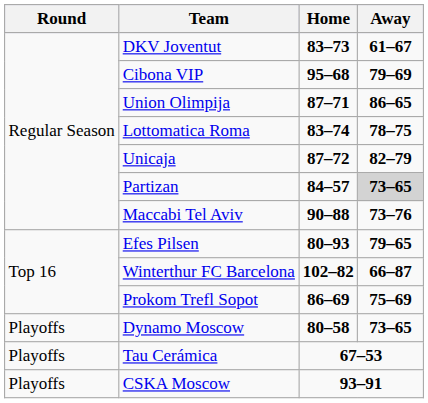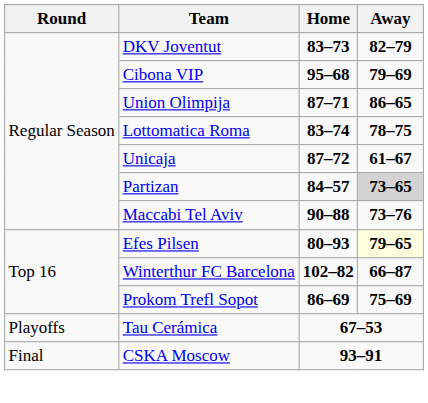(390, 46) 61–67 -> (390, 46) 82–79
(390, 159) 82–79 -> (390, 159) 61–67
(390, 243) no background -> (390, 243) lightyellow background
- row: (183, 327)
(37, 383) Playoffs -> (26, 355) Final
